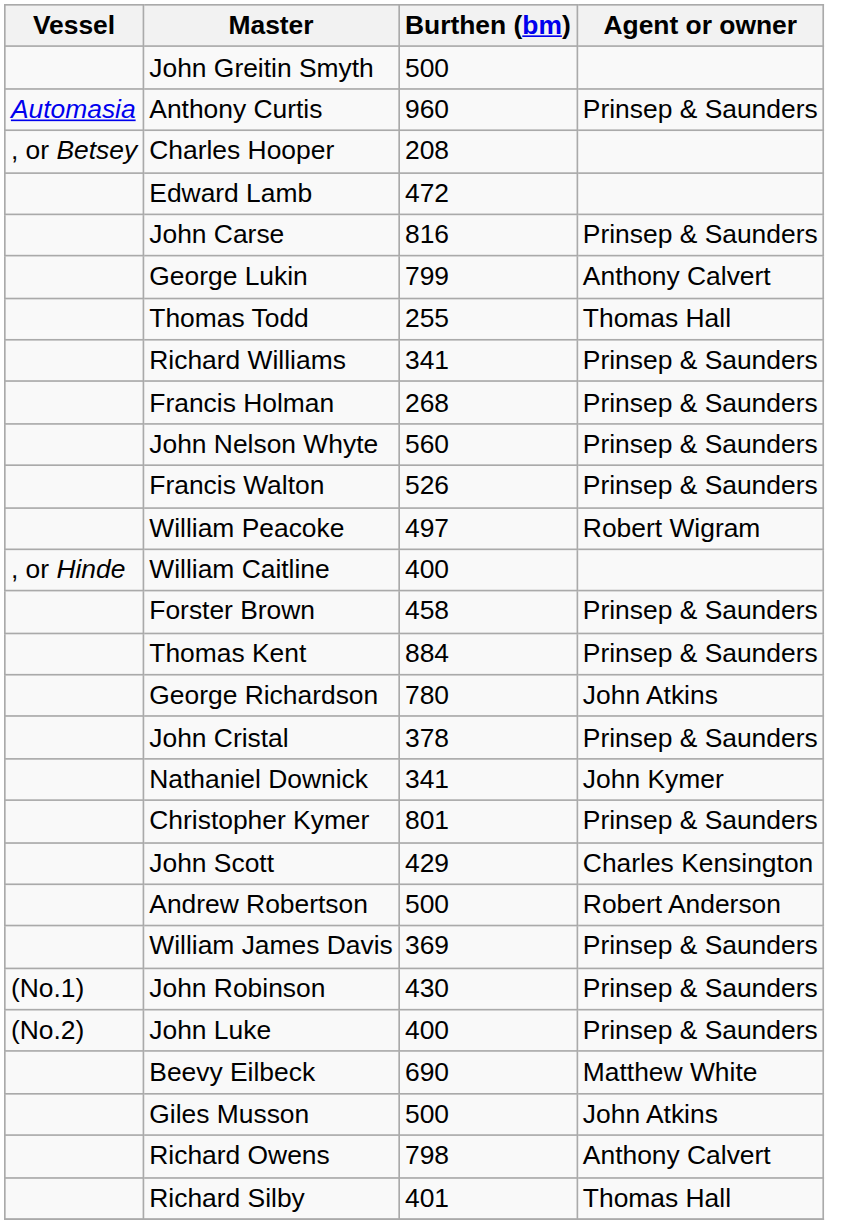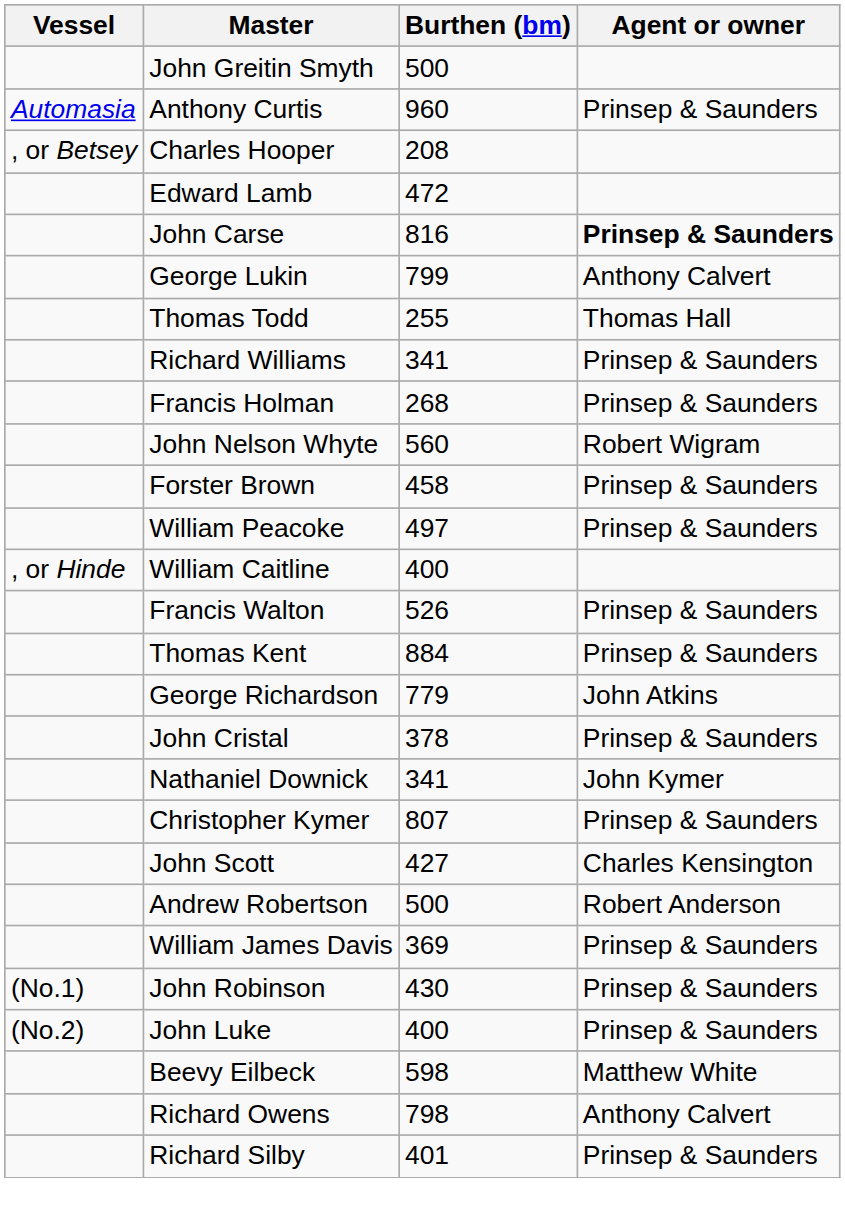(700, 234) normal -> (708, 234) bold
(700, 444) Prinsep & Saunders -> (672, 444) Robert Wigram
rows swapped: (232, 611) <-> (237, 485)
(672, 527) Robert Wigram -> (700, 527) Prinsep & Saunders
(427, 695) 780 -> (427, 695) 779
(427, 820) 801 -> (427, 820) 807
(427, 862) 429 -> (427, 862) 427
(427, 1072) 690 -> (427, 1072) 598
- row: (229, 1114)
(657, 1197) Thomas Hall -> (700, 1155) Prinsep & Saunders
